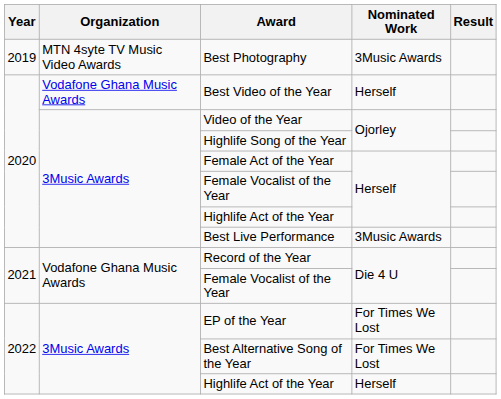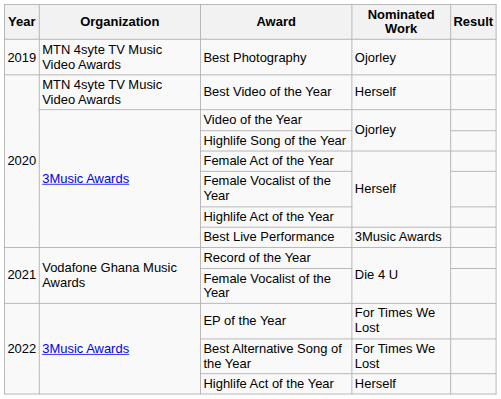(398, 57) 3Music Awards -> (375, 57) Ojorley
(110, 92) Vodafone Ghana Music Awards -> (102, 92) MTN 4syte TV Music Video Awards
